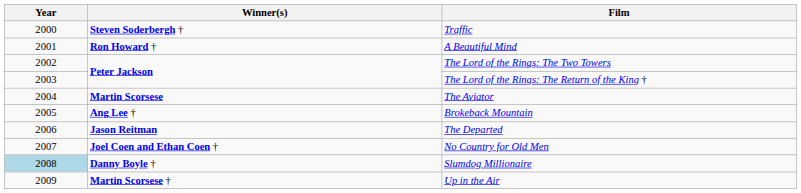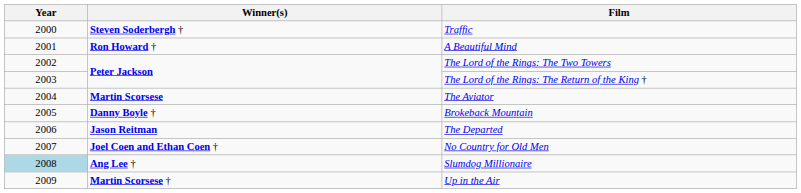(113, 113) Ang Lee † -> (123, 113) Danny Boyle †
(123, 163) Danny Boyle † -> (113, 163) Ang Lee †
